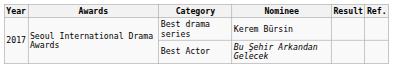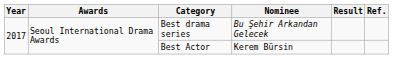(263, 29) Kerem Bürsin -> (276, 29) Bu Şehir Arkandan Gelecek
(276, 52) Bu Şehir Arkandan Gelecek -> (263, 47) Kerem Bürsin
